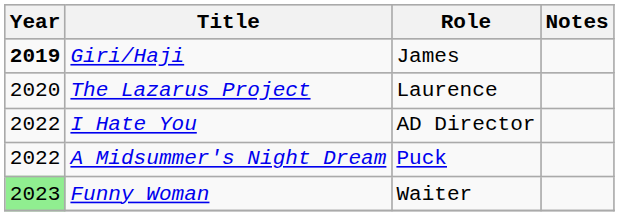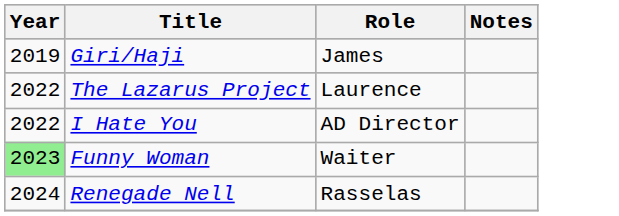(35, 56) bold -> (35, 56) normal
(35, 91) 2020 -> (35, 91) 2022
- row: (228, 159)
+ row: (153, 194)
